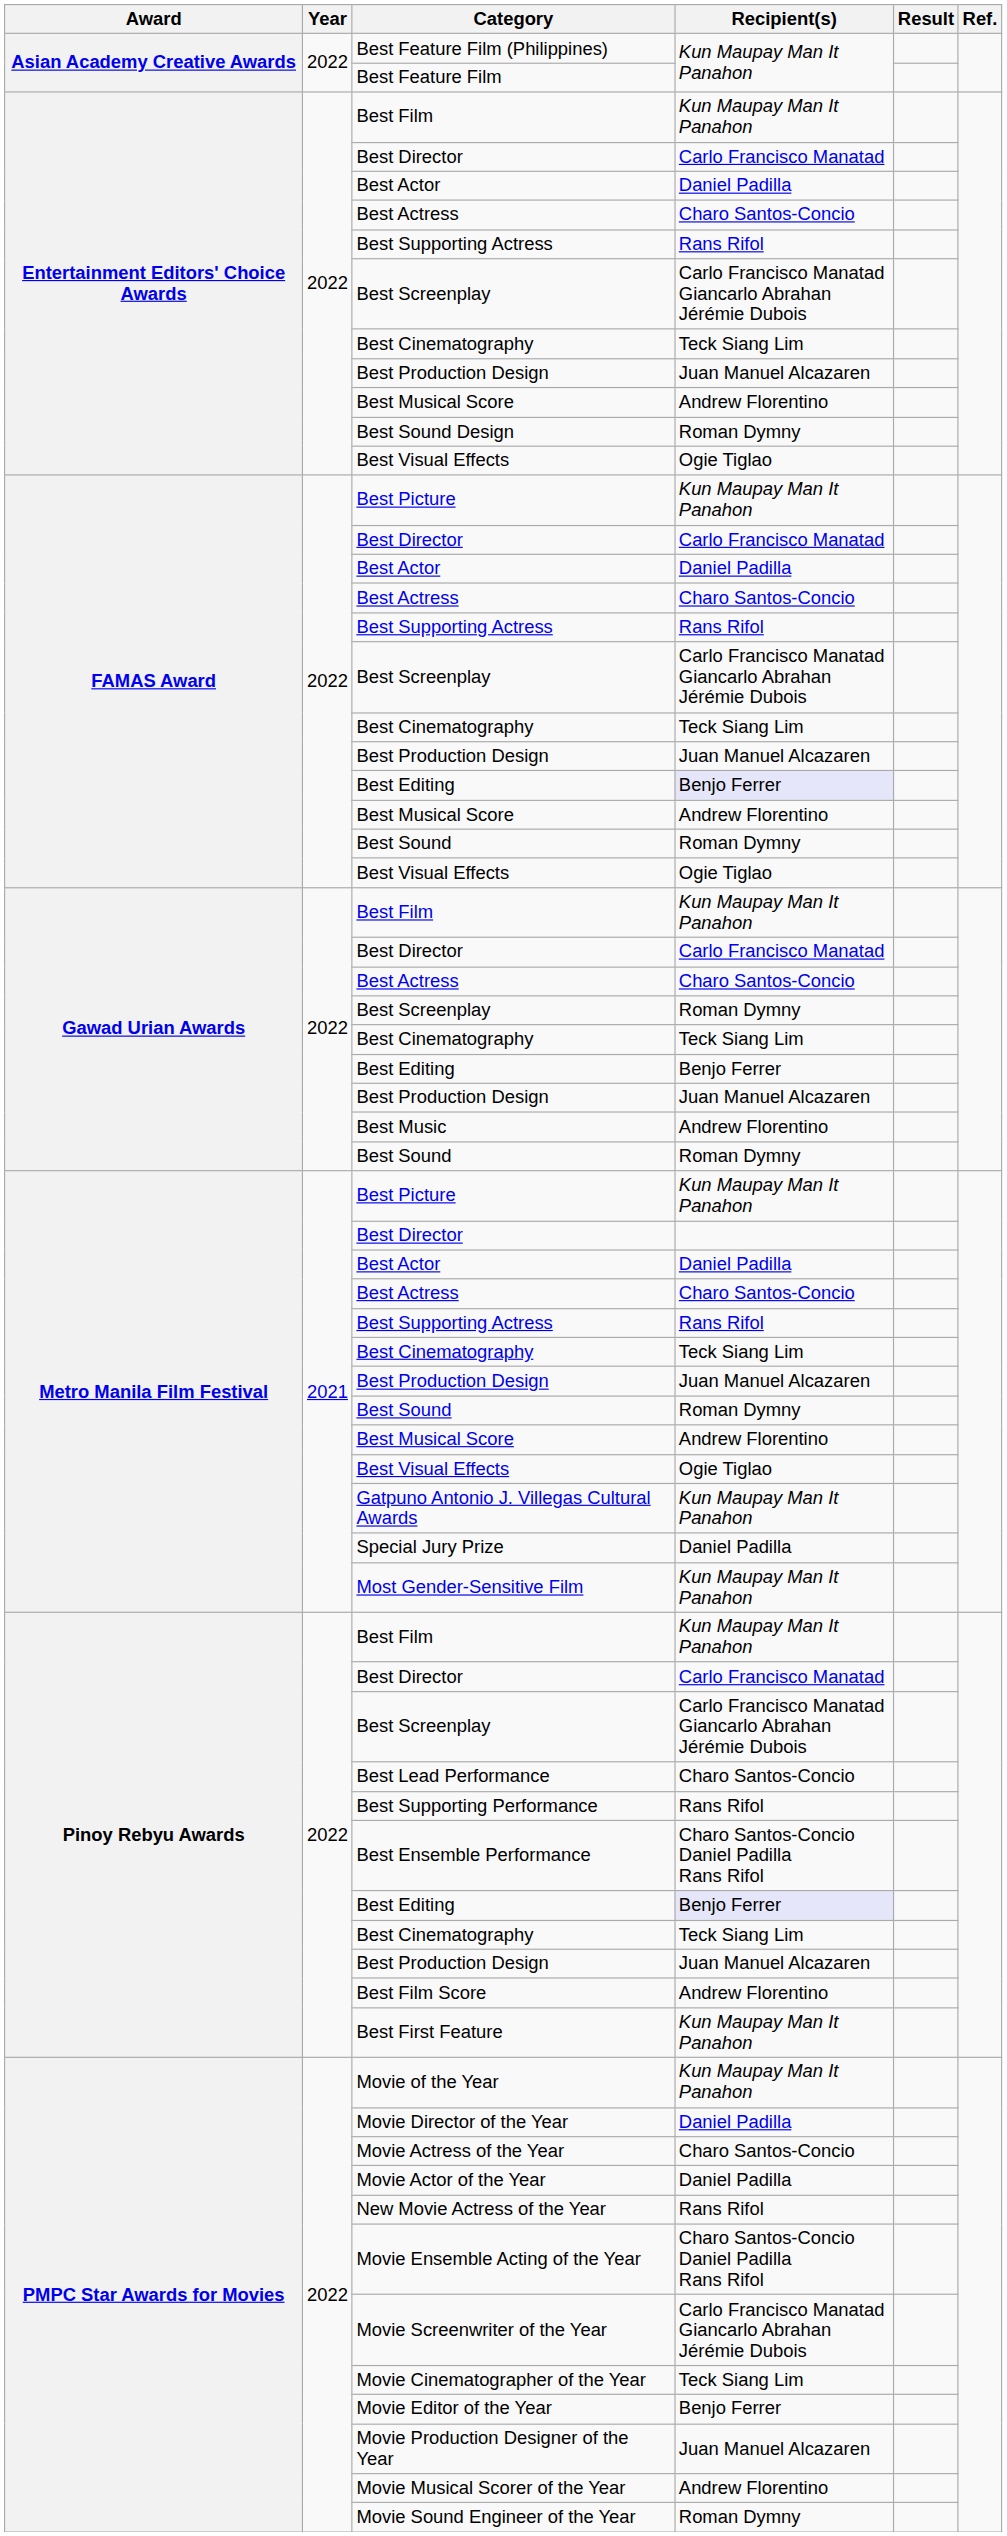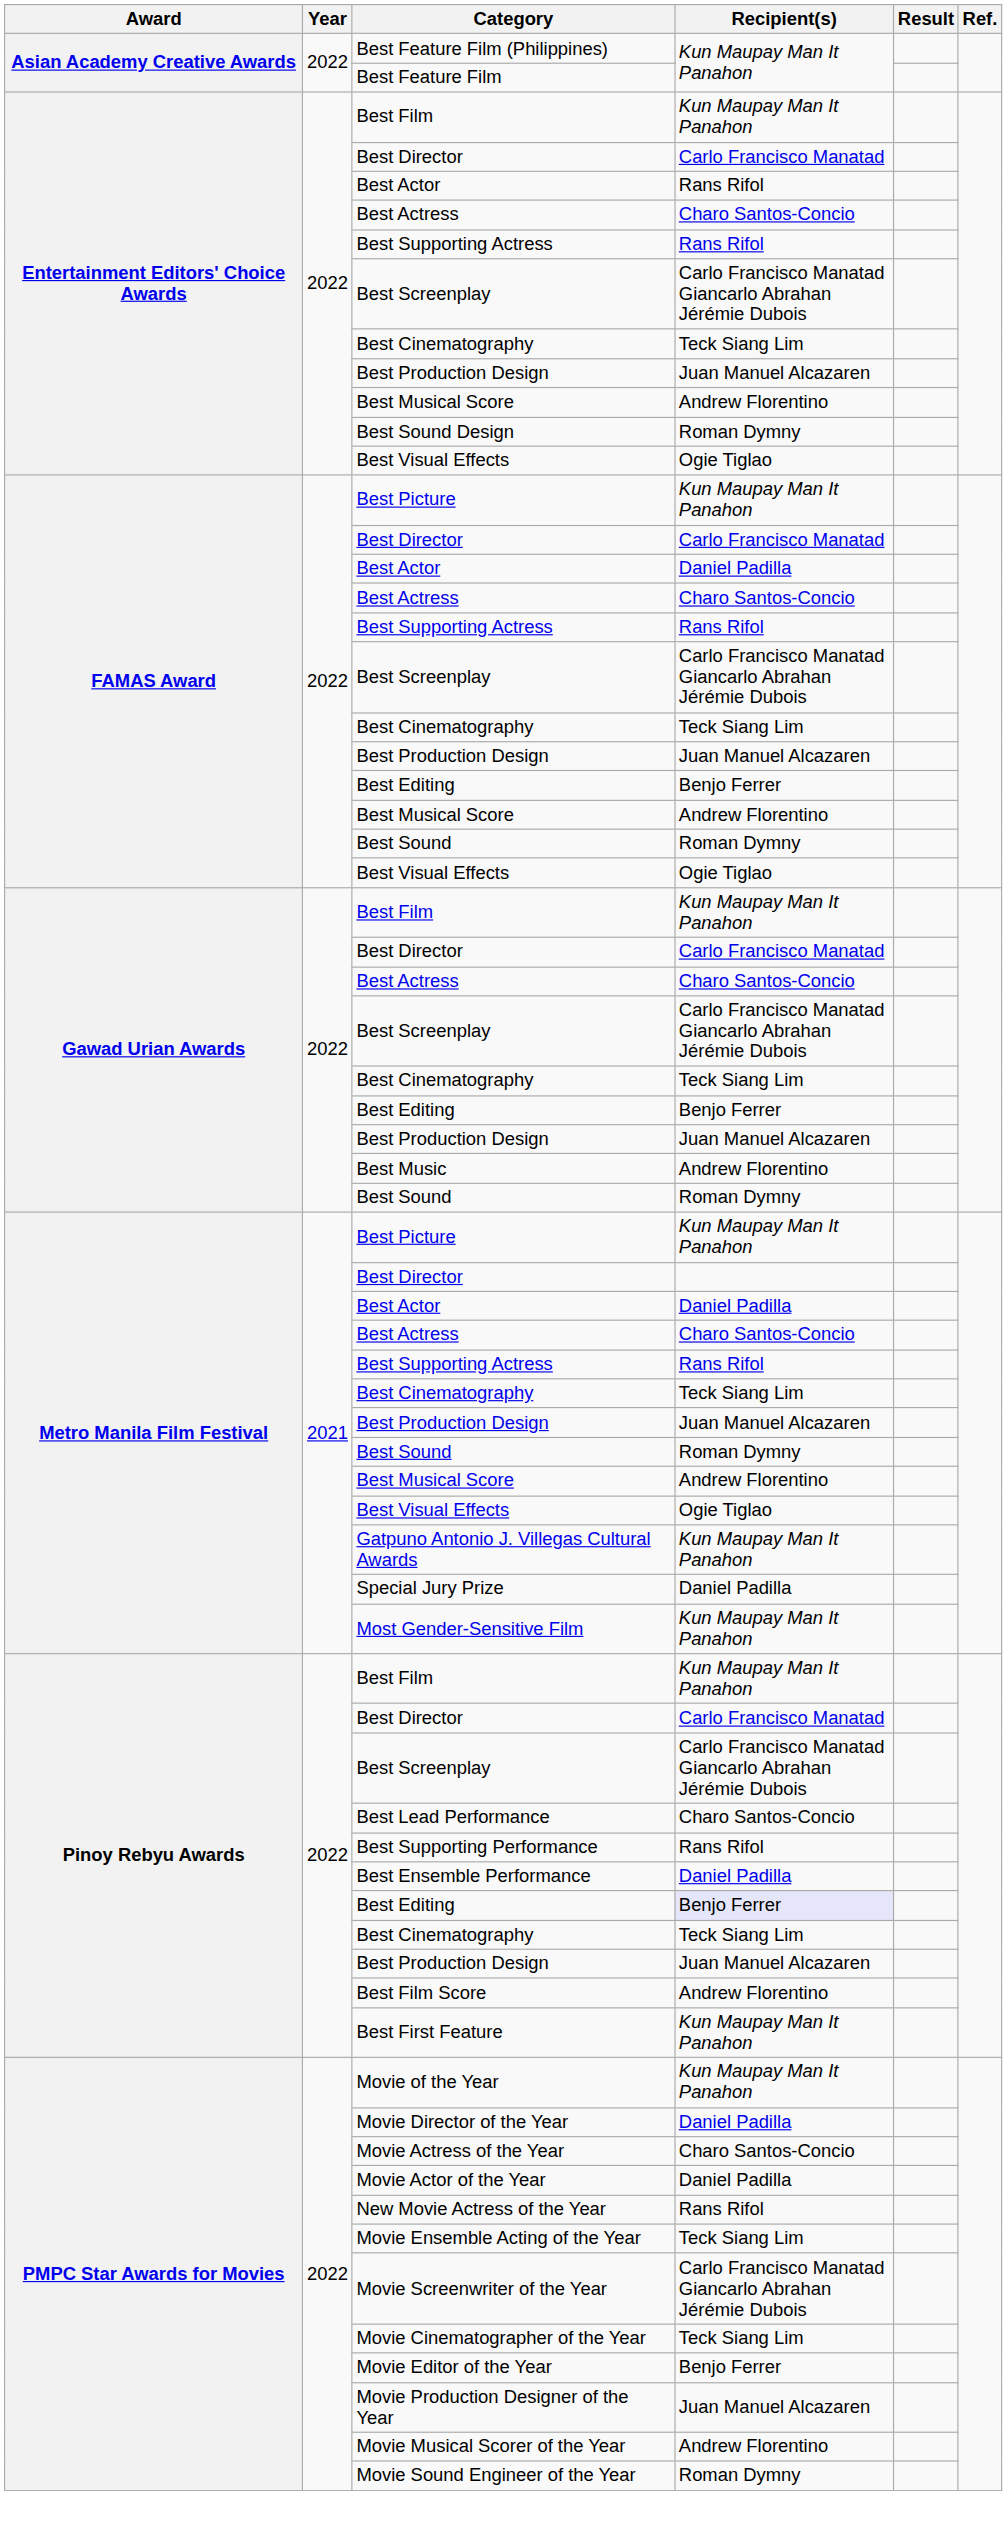(735, 185) Daniel Padilla -> (721, 185) Rans Rifol
(730, 785) lavender background -> (730, 785) no background
(740, 1010) Roman Dymny -> (782, 1030) Carlo Francisco Manatad Giancarlo Abrahan Jérémie Dubois
(767, 1855) Charo Santos-Concio Daniel Padilla Rans Rifol -> (735, 1876) Daniel Padilla
(767, 2259) Charo Santos-Concio Daniel Padilla Rans Rifol -> (741, 2238) Teck Siang Lim
